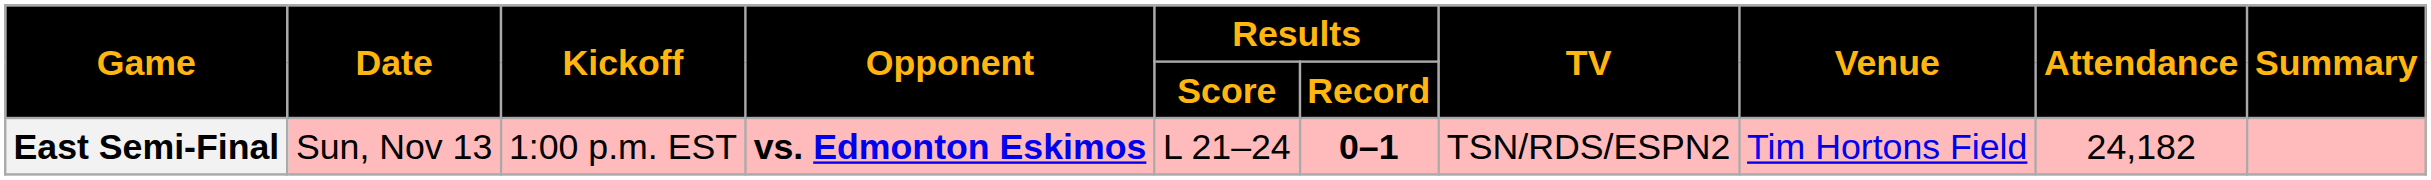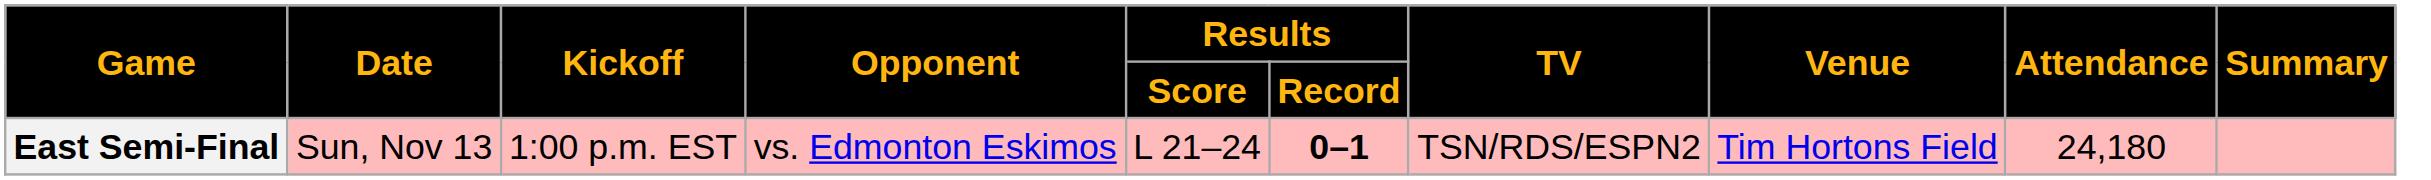(950, 147) bold -> (935, 147) normal
(2141, 147) 24,182 -> (2111, 147) 24,180
